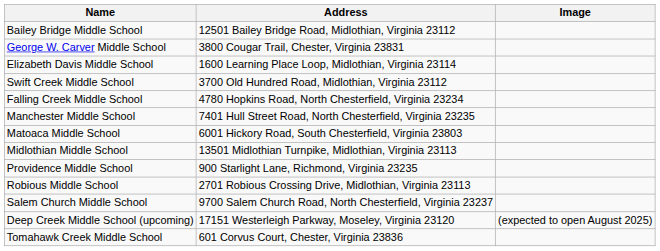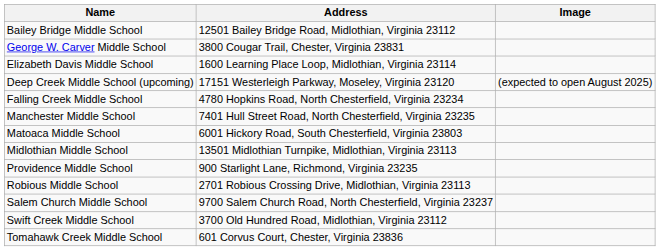rows swapped: (100, 220) <-> (70, 82)
